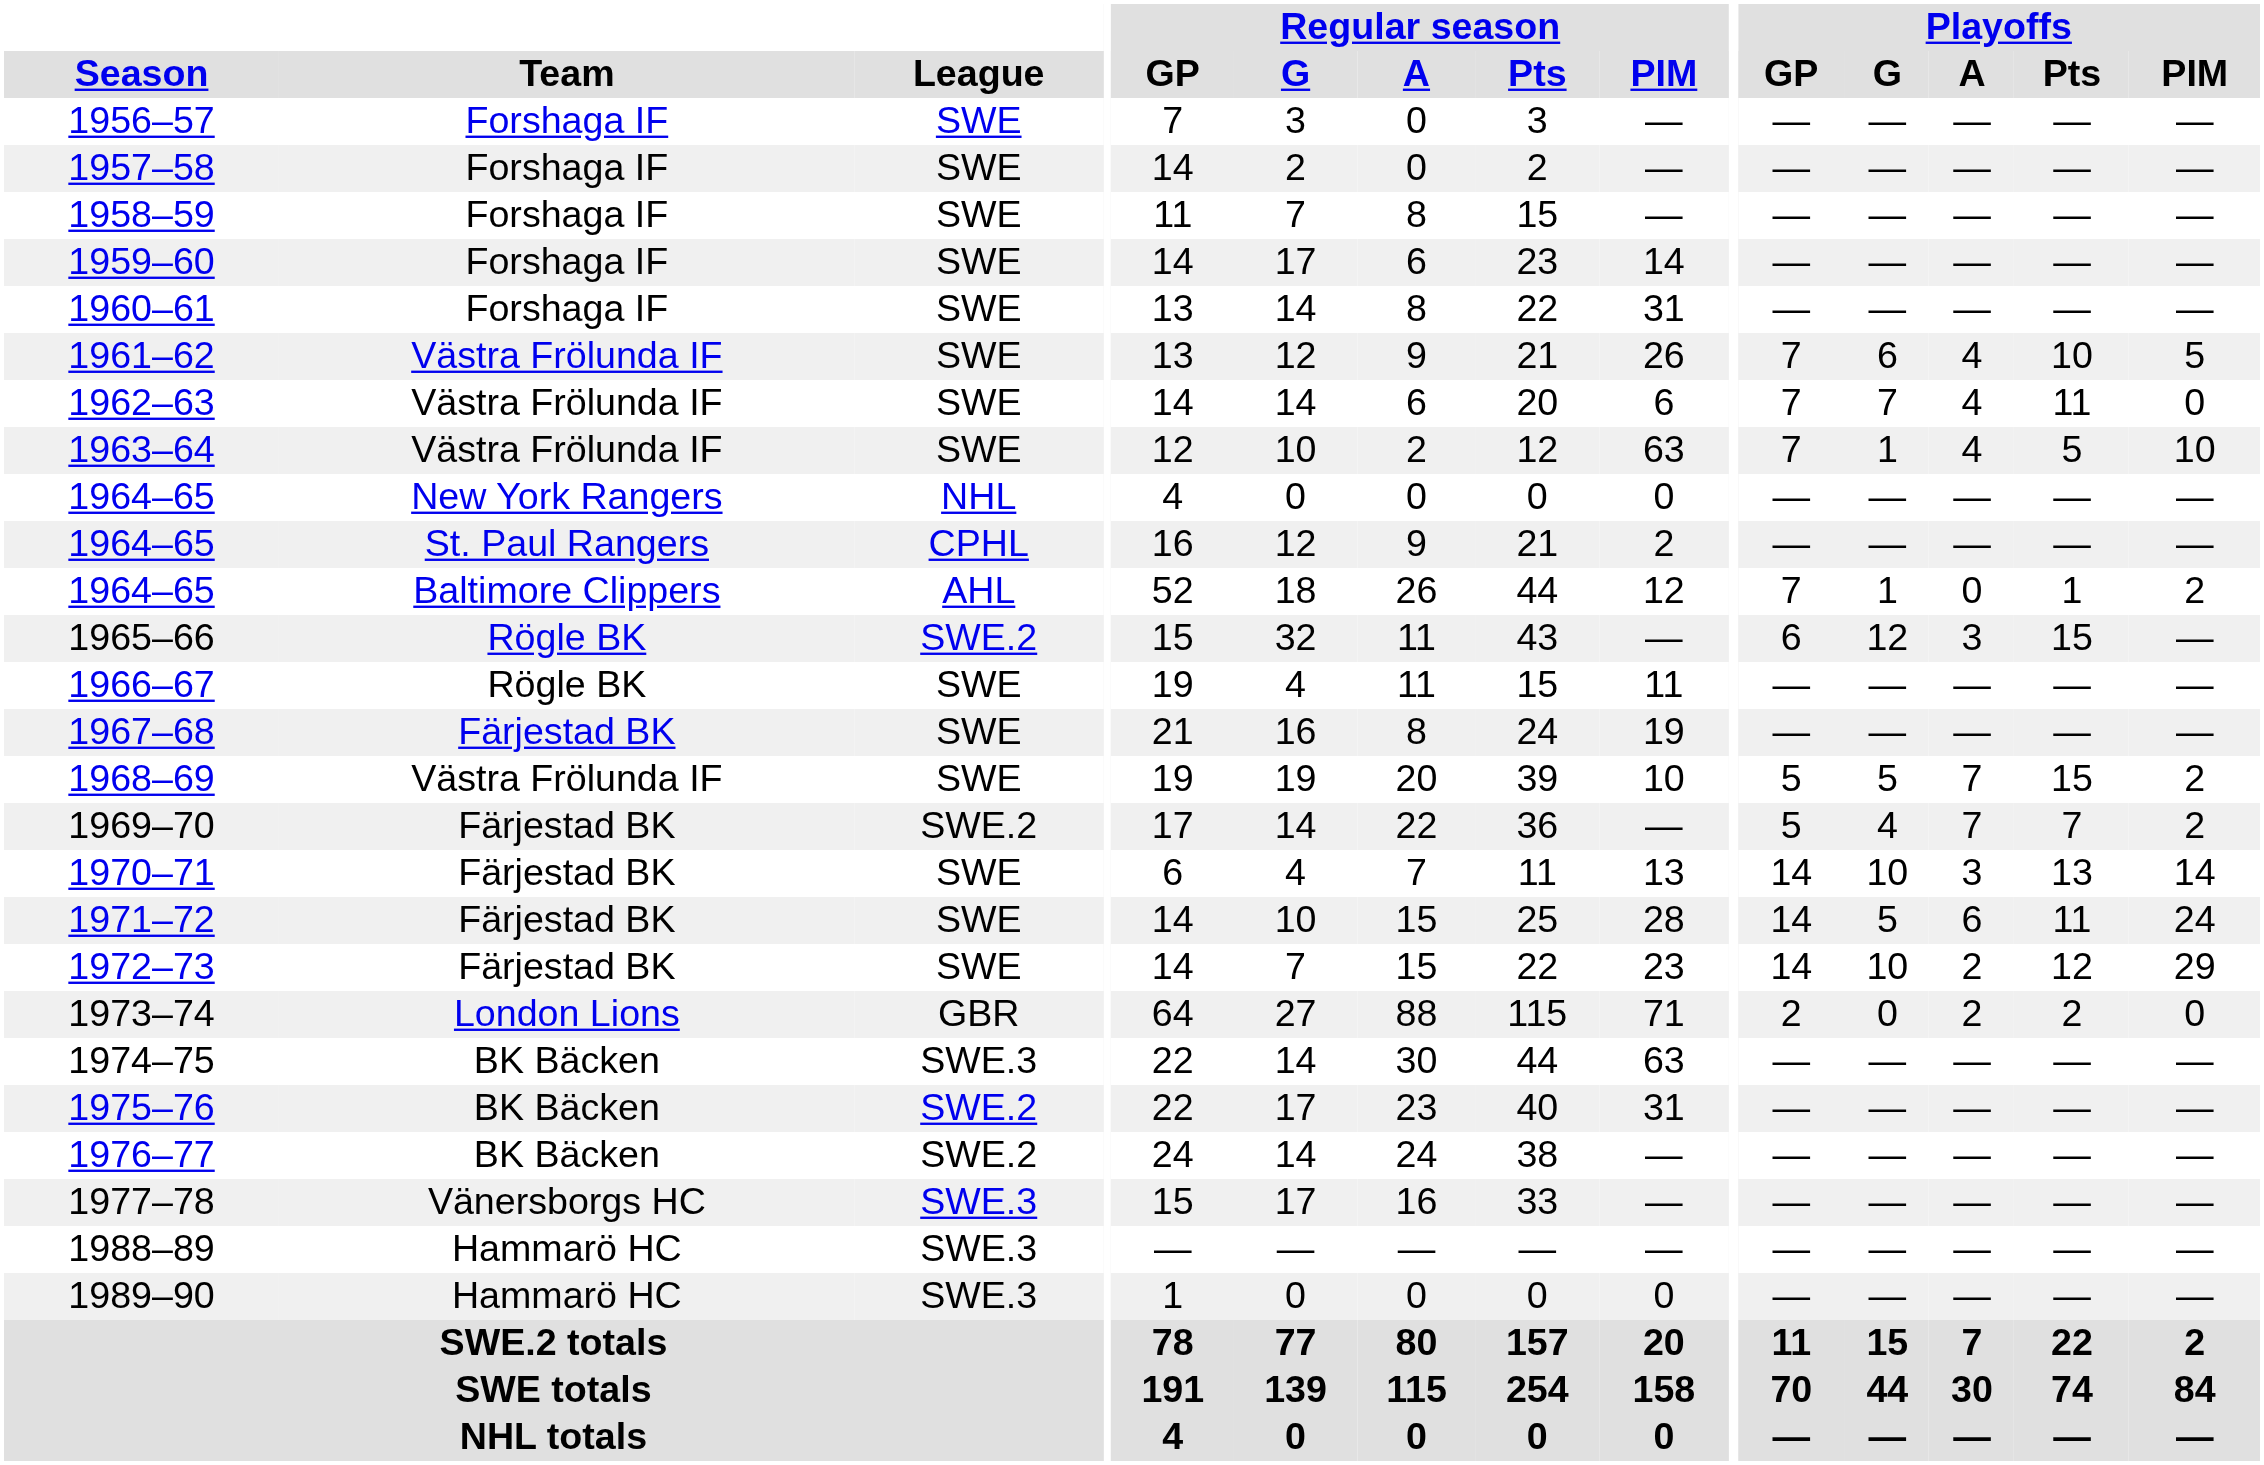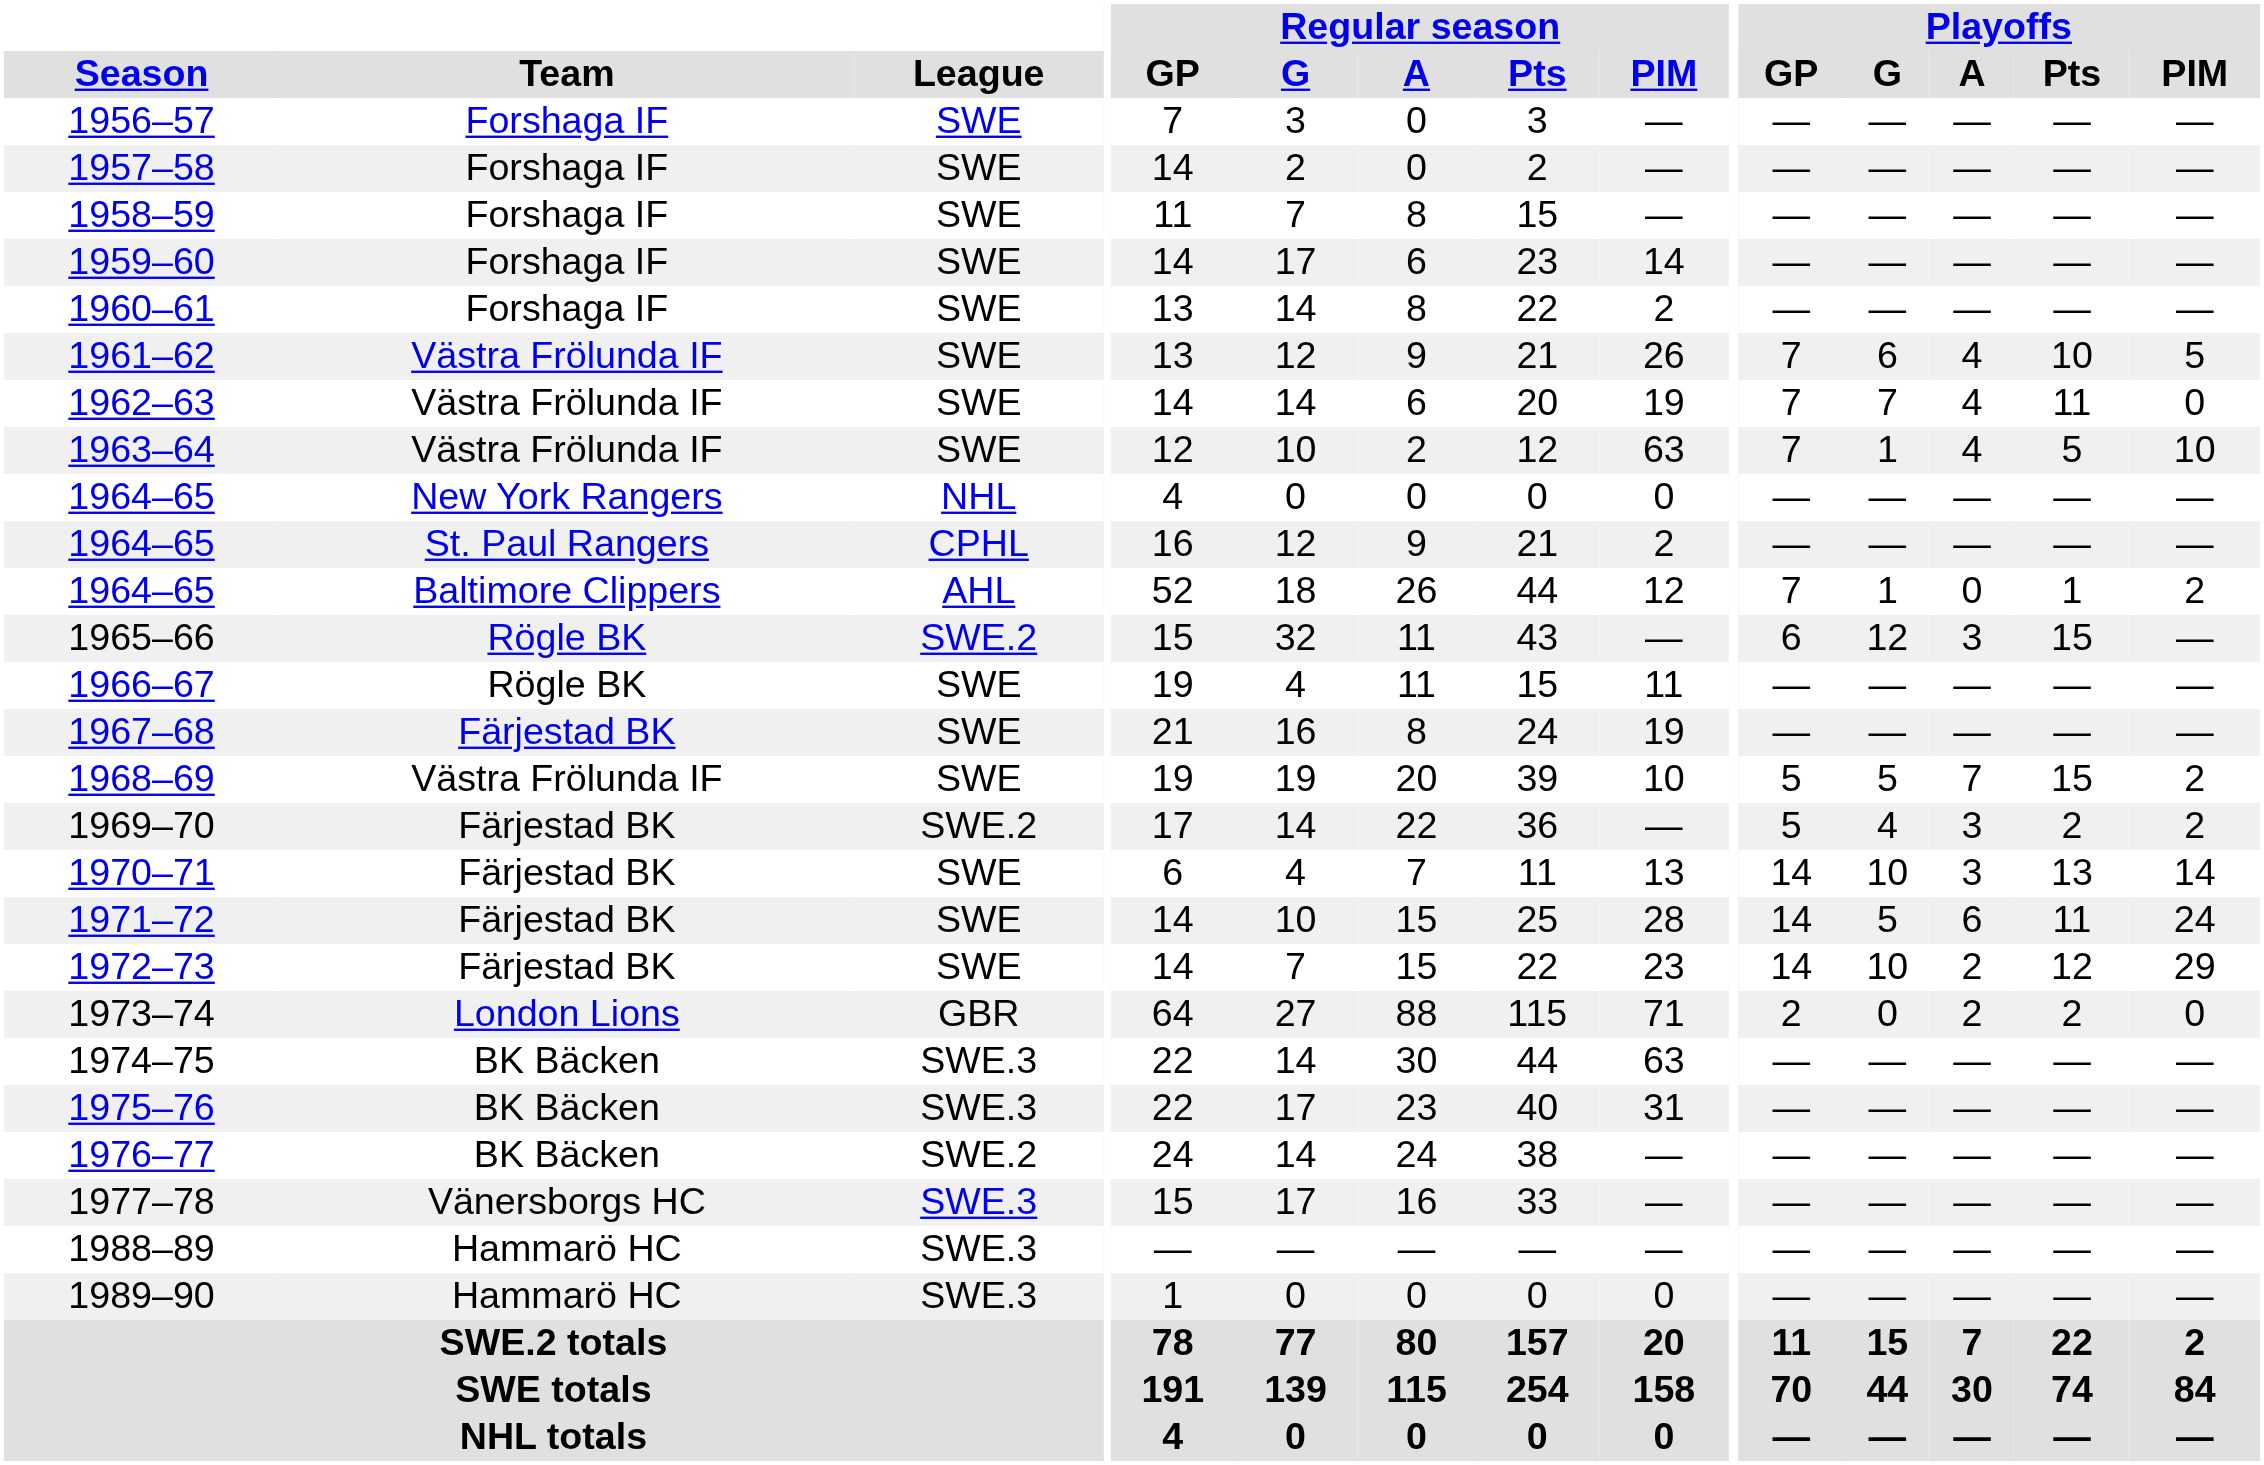(1664, 308) 31 -> (1664, 308) 2
(1664, 402) 6 -> (1664, 402) 19
(1972, 825) 7 -> (1972, 825) 3
(2072, 825) 7 -> (2072, 825) 2
(979, 1107) SWE.2 -> (979, 1107) SWE.3
